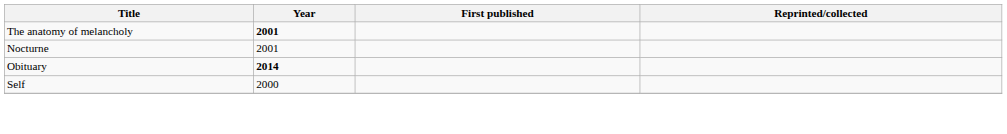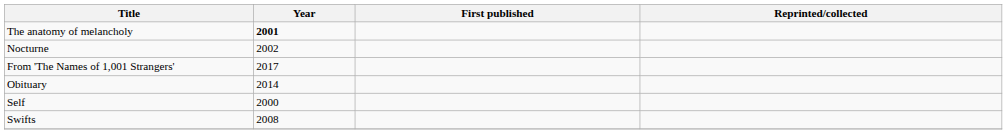(267, 48) 2001 -> (267, 48) 2002
+ row: (91, 66)
(267, 66) bold -> (267, 84) normal
+ row: (21, 119)
